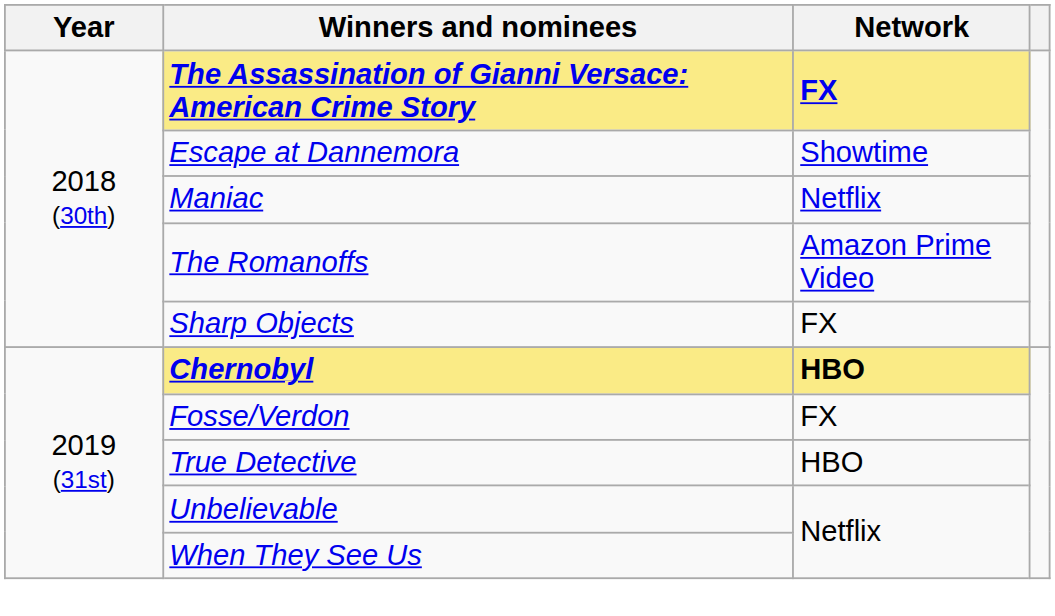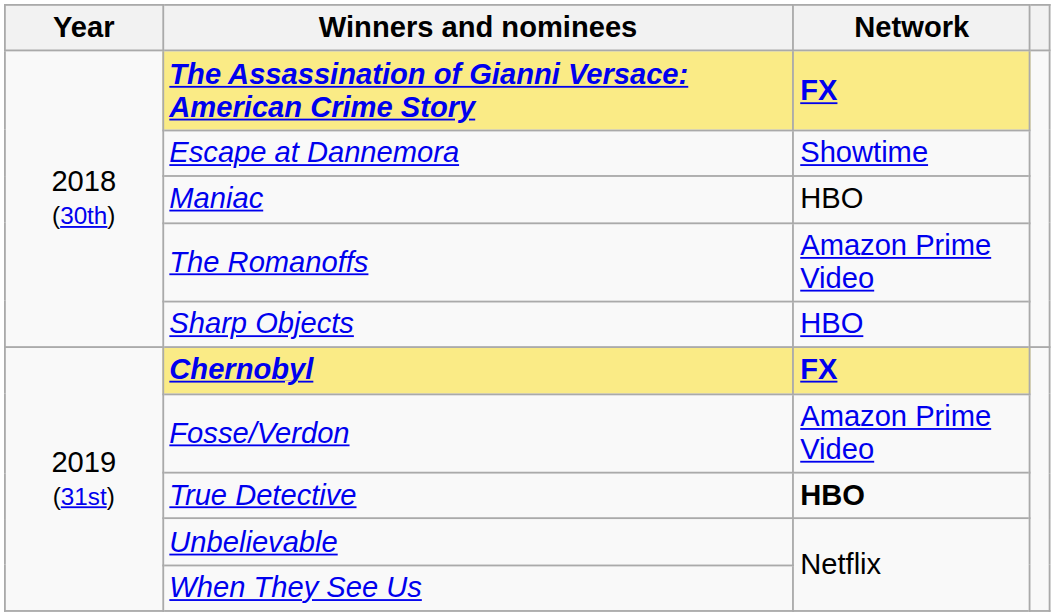(841, 198) Netflix -> (832, 198) HBO
(819, 324) FX -> (832, 324) HBO
(833, 370) HBO -> (819, 370) FX
(819, 416) FX -> (896, 432) Amazon Prime Video
(832, 462) normal -> (833, 495) bold
